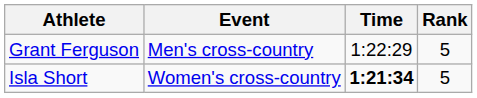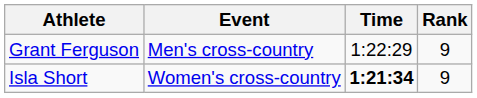(445, 49) 5 -> (445, 49) 9
(445, 78) 5 -> (445, 78) 9
